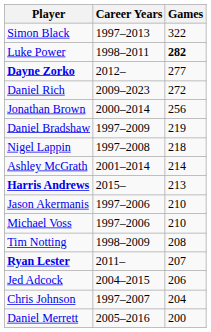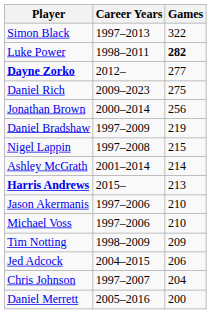(177, 90) 272 -> (177, 90) 275
(177, 147) 218 -> (177, 147) 215
(177, 242) 208 -> (177, 242) 209
- row: (38, 261)
